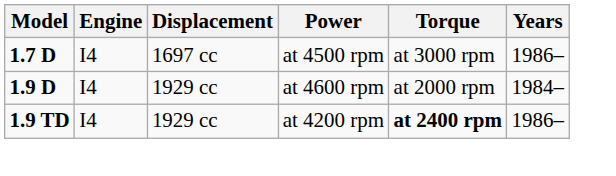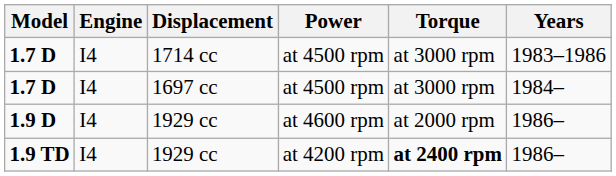+ row: (33, 54)
(538, 54) 1986– -> (538, 87) 1984–
(538, 87) 1984– -> (538, 120) 1986–
